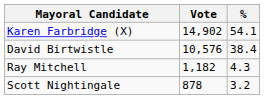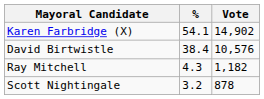columns swapped: (204, 13) <-> (243, 13)
